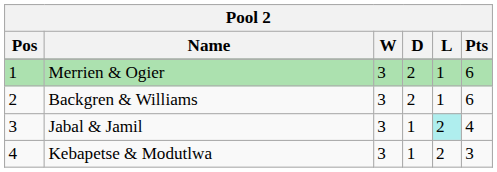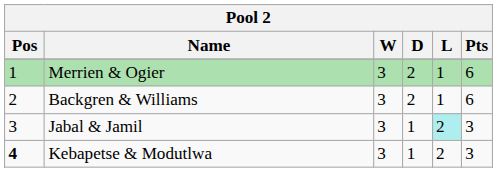(470, 126) 4 -> (470, 126) 3
(13, 153) normal -> (13, 153) bold
